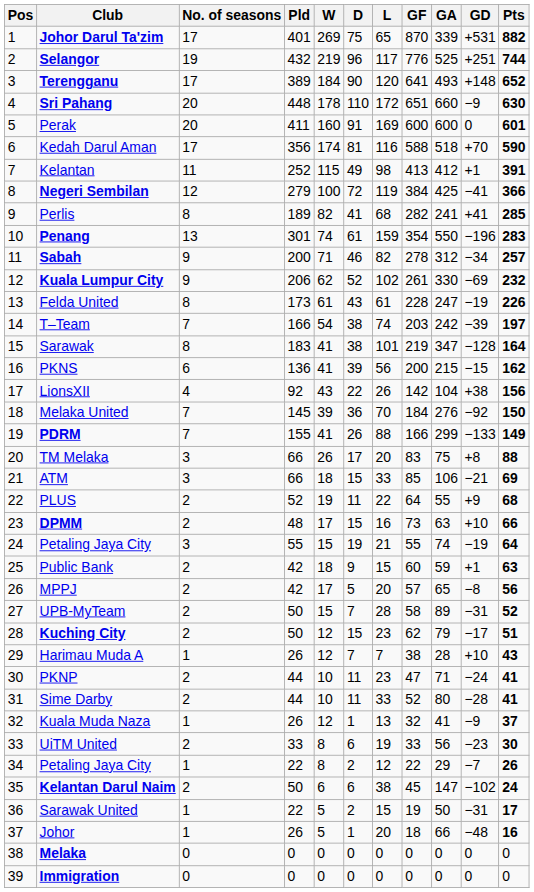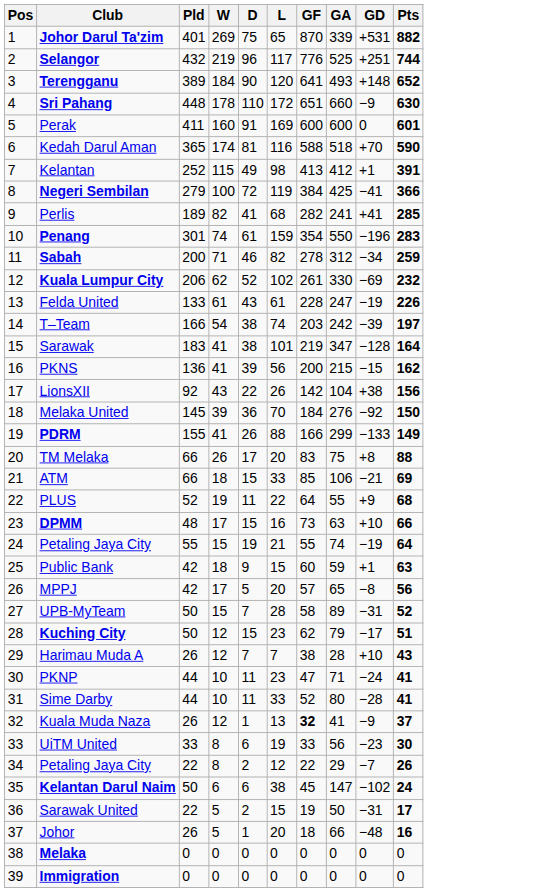- column: (232, 15)
(299, 147) 356 -> (194, 147) 365
(514, 258) 257 -> (408, 258) 259
(299, 302) 173 -> (194, 302) 133
(413, 721) normal -> (307, 721) bold
